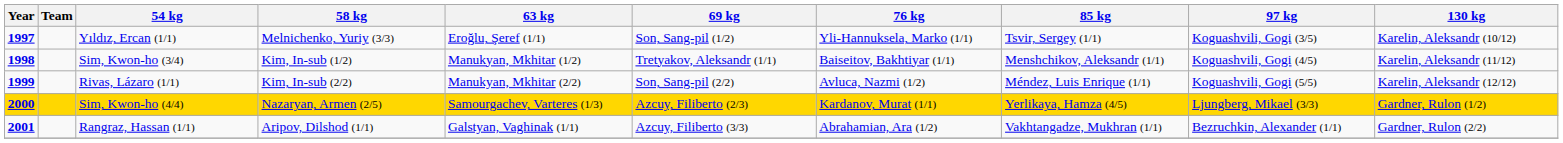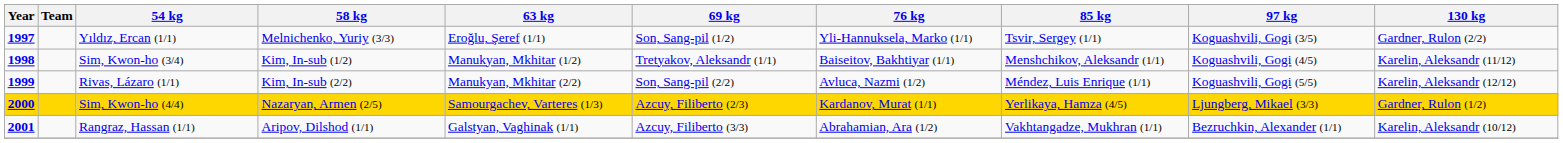(1447, 37) Karelin, Aleksandr (10/12) -> (1432, 37) Gardner, Rulon (2/2)
(1432, 126) Gardner, Rulon (2/2) -> (1447, 126) Karelin, Aleksandr (10/12)
